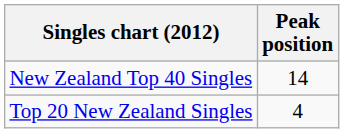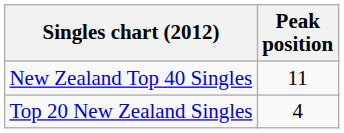(298, 77) 14 -> (298, 77) 11
